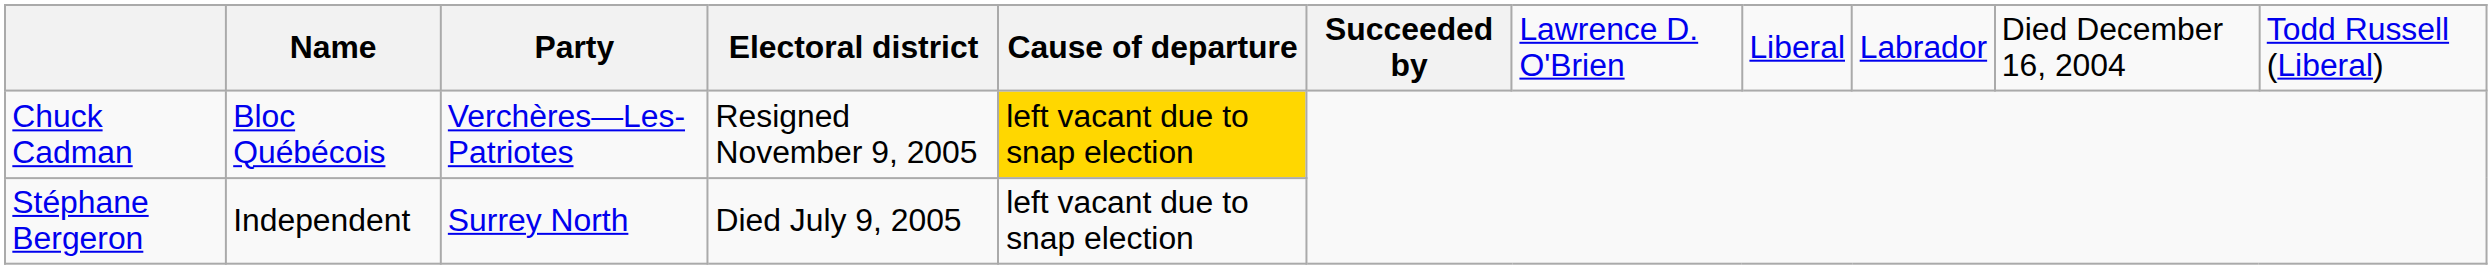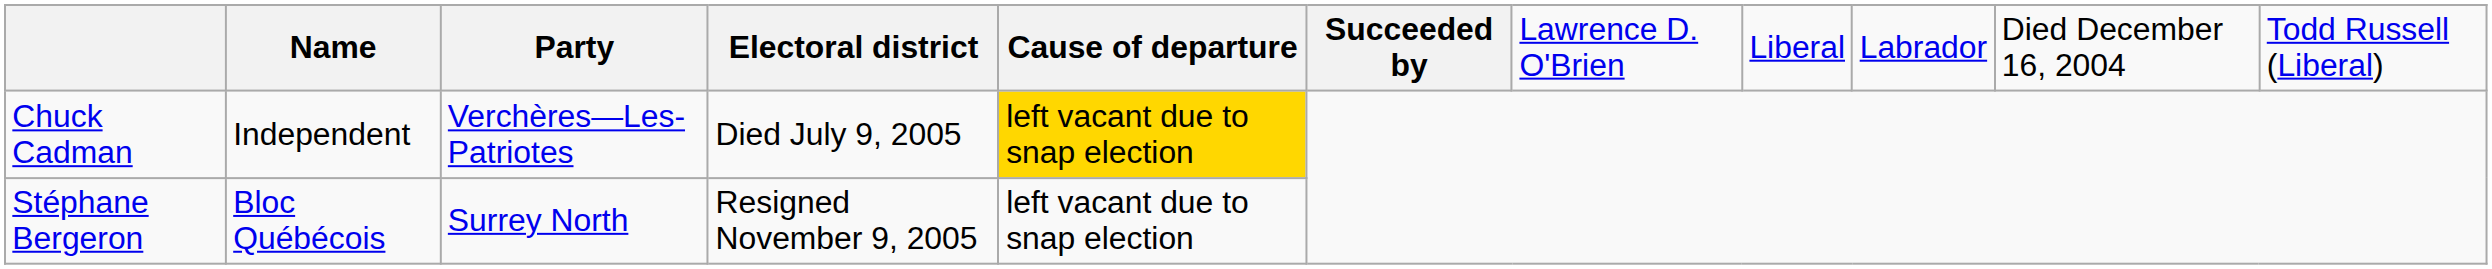(309, 133) Bloc Québécois -> (322, 133) Independent
(847, 133) Resigned November 9, 2005 -> (839, 133) Died July 9, 2005
(322, 220) Independent -> (309, 220) Bloc Québécois
(839, 220) Died July 9, 2005 -> (847, 220) Resigned November 9, 2005
